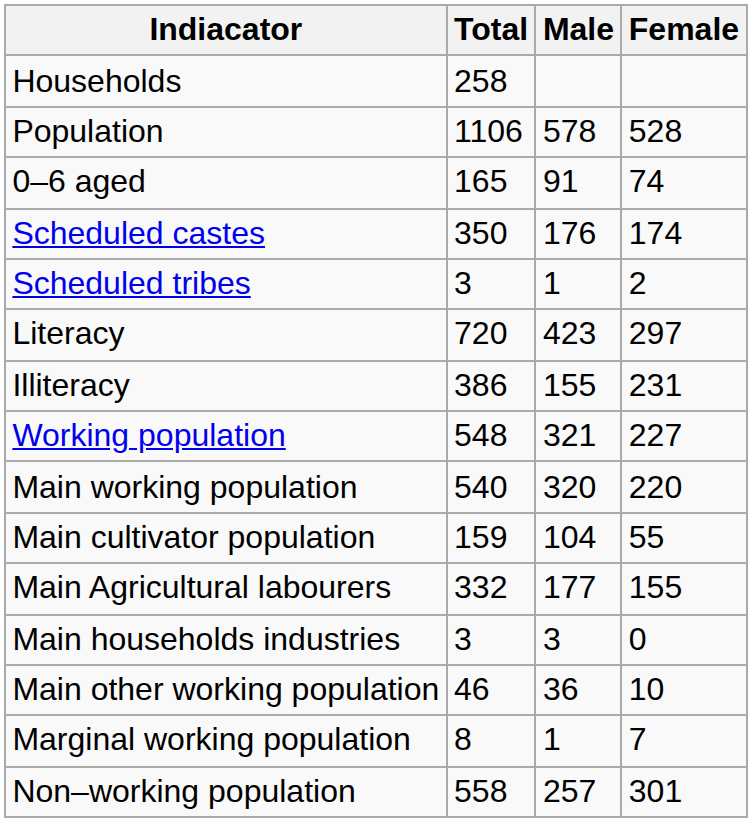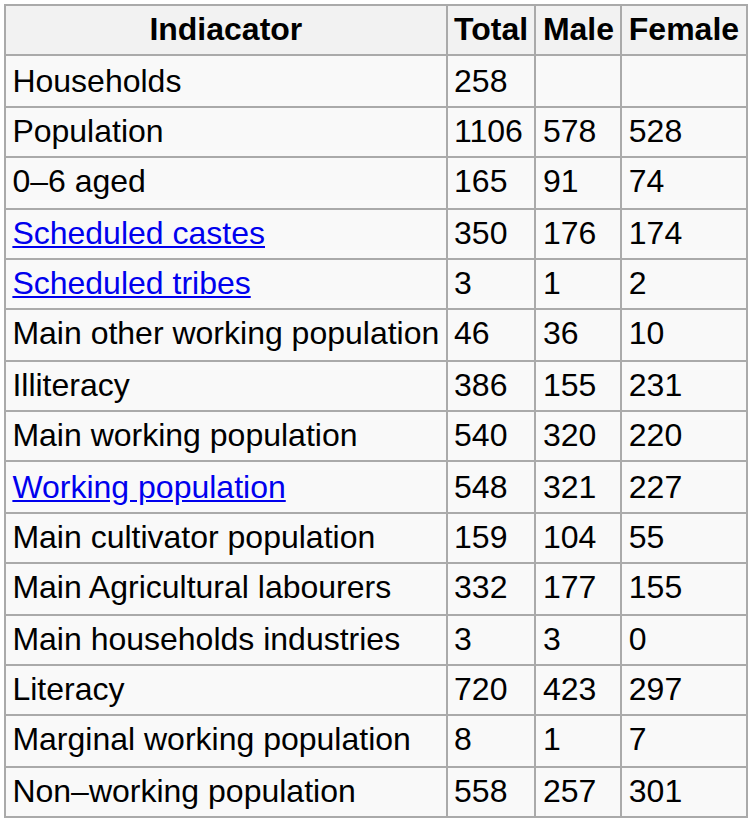rows swapped: (68, 334) <-> (226, 689)
rows swapped: (149, 435) <-> (185, 486)
